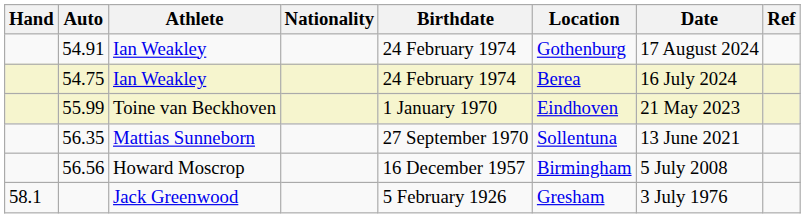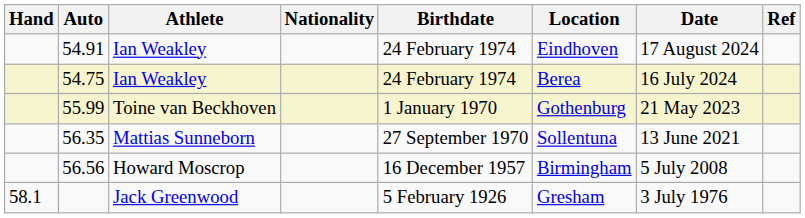(581, 49) Gothenburg -> (577, 49) Eindhoven
(577, 108) Eindhoven -> (581, 108) Gothenburg
